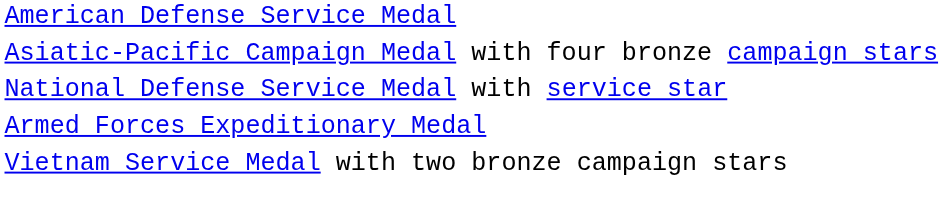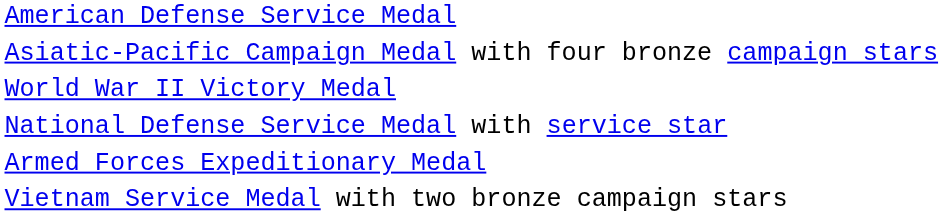+ row: (200, 90)
